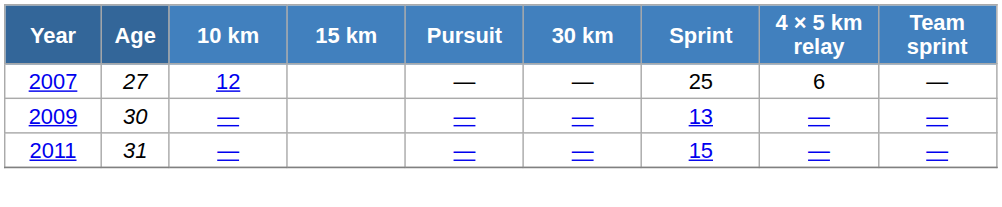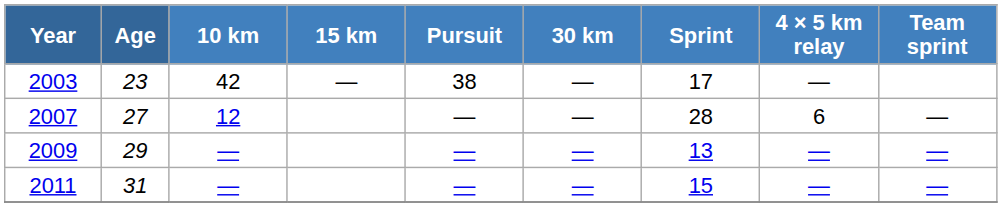+ row: (53, 81)
(701, 81) 25 -> (701, 116) 28
(135, 116) 30 -> (135, 151) 29
